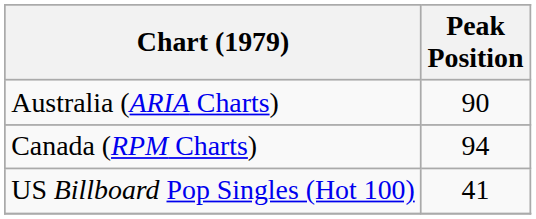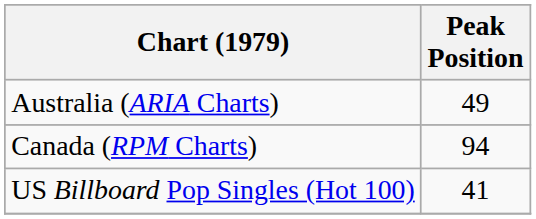(476, 102) 90 -> (476, 102) 49
